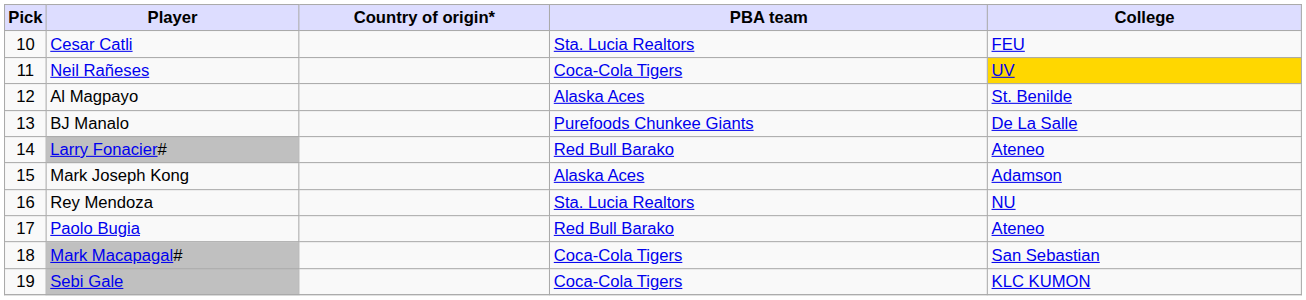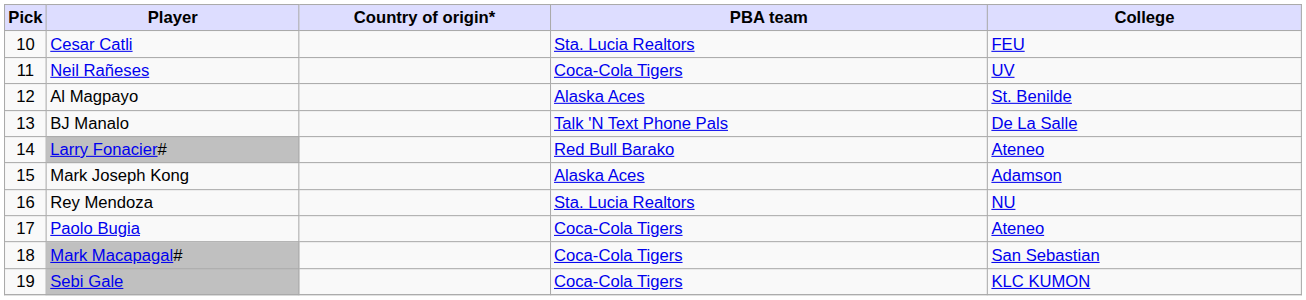(1003, 70) gold background -> (1003, 70) no background
(654, 123) Purefoods Chunkee Giants -> (641, 123) Talk 'N Text Phone Pals
(614, 228) Red Bull Barako -> (618, 228) Coca-Cola Tigers
